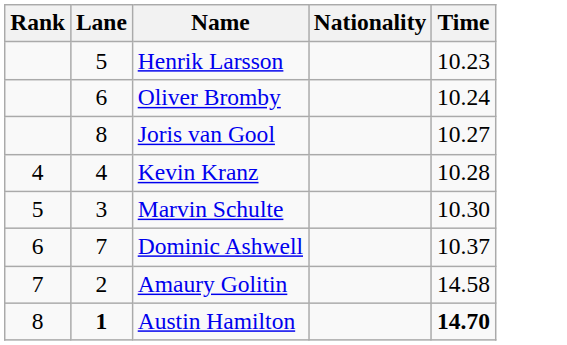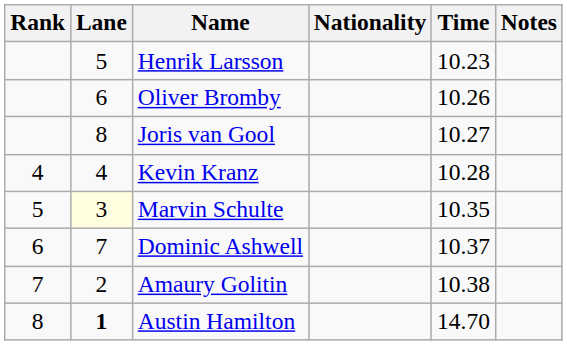+ column: (529, 23)
(464, 97) 10.24 -> (464, 97) 10.26
(101, 209) no background -> (101, 209) lightyellow background
(464, 209) 10.30 -> (464, 209) 10.35
(464, 284) 14.58 -> (464, 284) 10.38
(464, 321) bold -> (464, 321) normal
